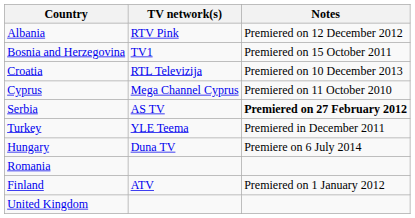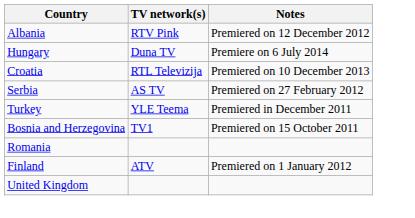rows swapped: (66, 52) <-> (28, 147)
- row: (24, 90)
(326, 109) bold -> (287, 90) normal
